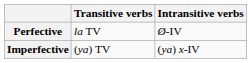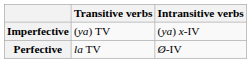rows swapped: (38, 49) <-> (38, 31)
